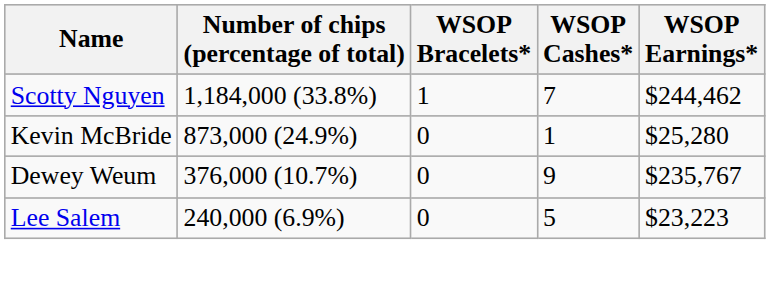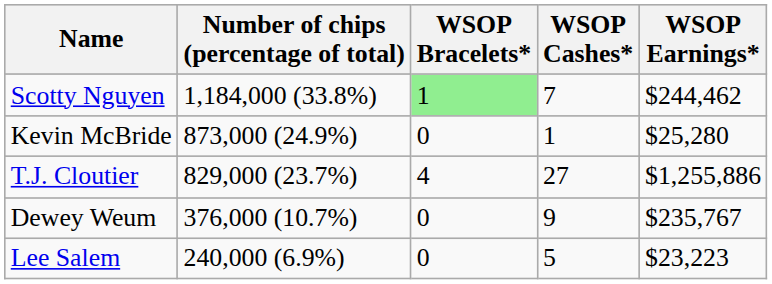(423, 94) no background -> (423, 94) lightgreen background
+ row: (75, 176)
